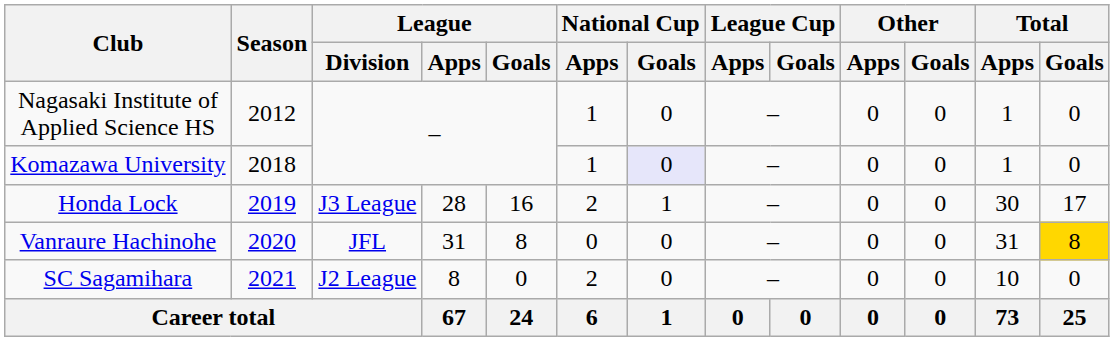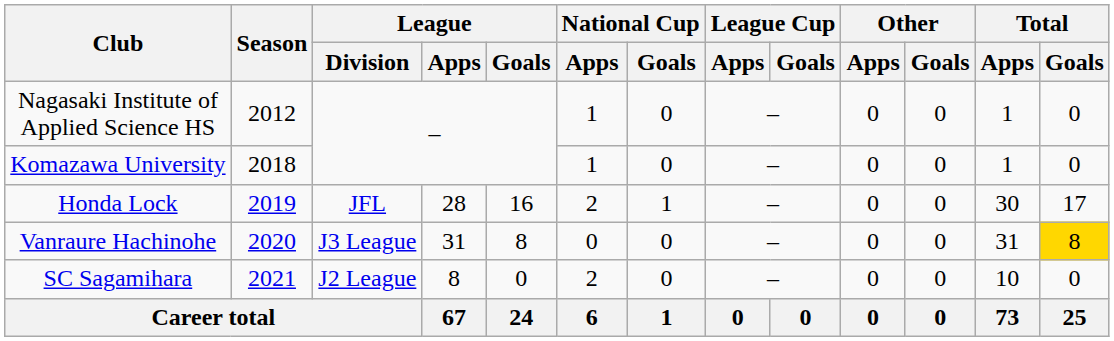(666, 164) lavender background -> (666, 164) no background
(367, 202) J3 League -> (367, 202) JFL
(367, 240) JFL -> (367, 240) J3 League
